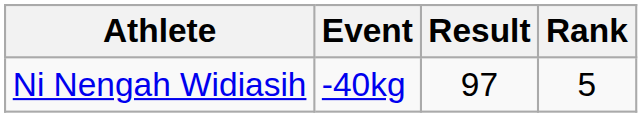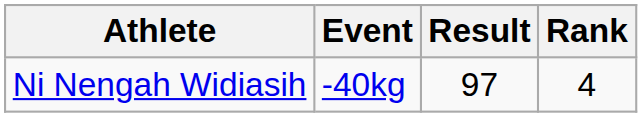(587, 84) 5 -> (587, 84) 4
